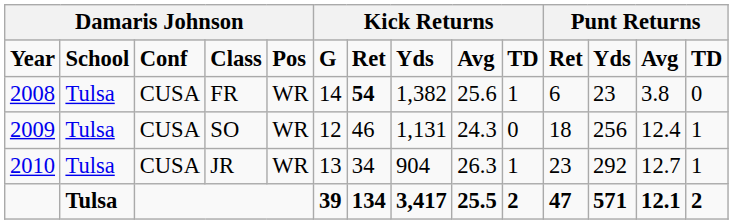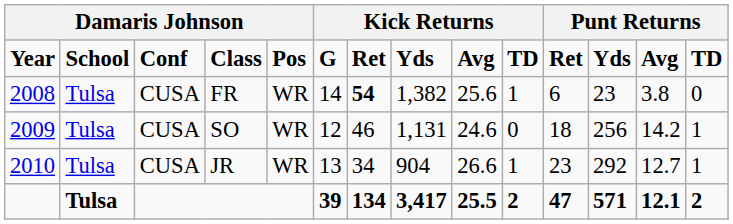(477, 129) 24.3 -> (477, 129) 24.6
(661, 129) 12.4 -> (661, 129) 14.2
(477, 165) 26.3 -> (477, 165) 26.6
